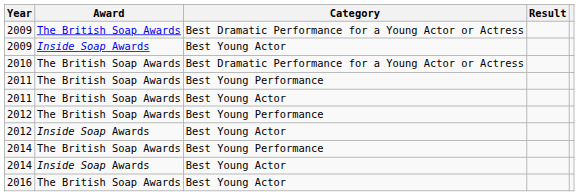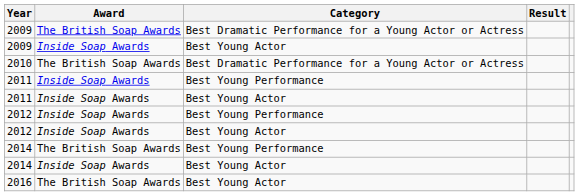(109, 81) The British Soap Awards -> (93, 81) Inside Soap Awards
(109, 98) The British Soap Awards -> (93, 98) Inside Soap Awards
(109, 115) The British Soap Awards -> (93, 115) Inside Soap Awards
